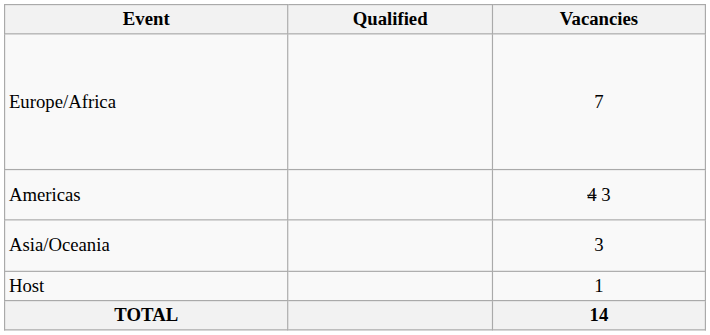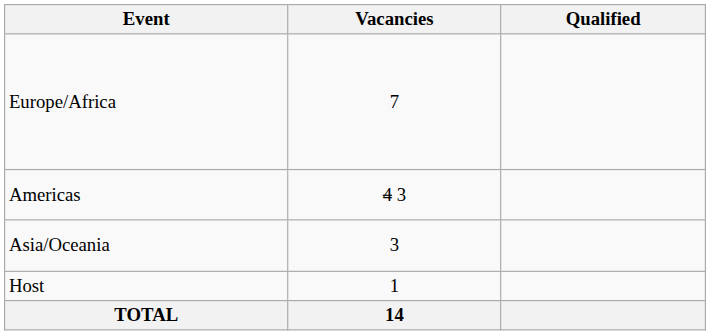columns swapped: (599, 19) <-> (390, 19)
